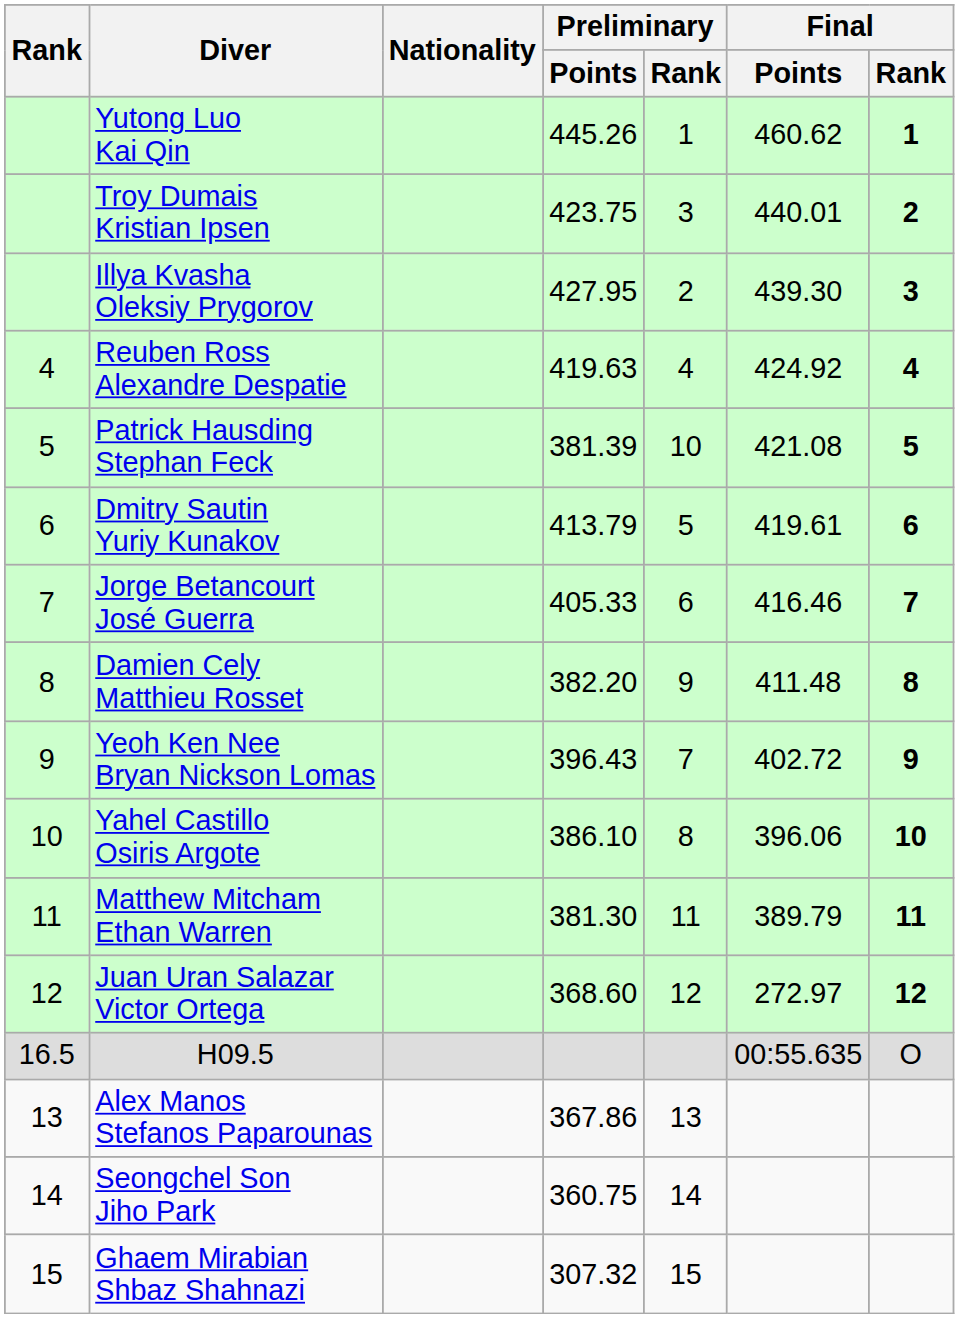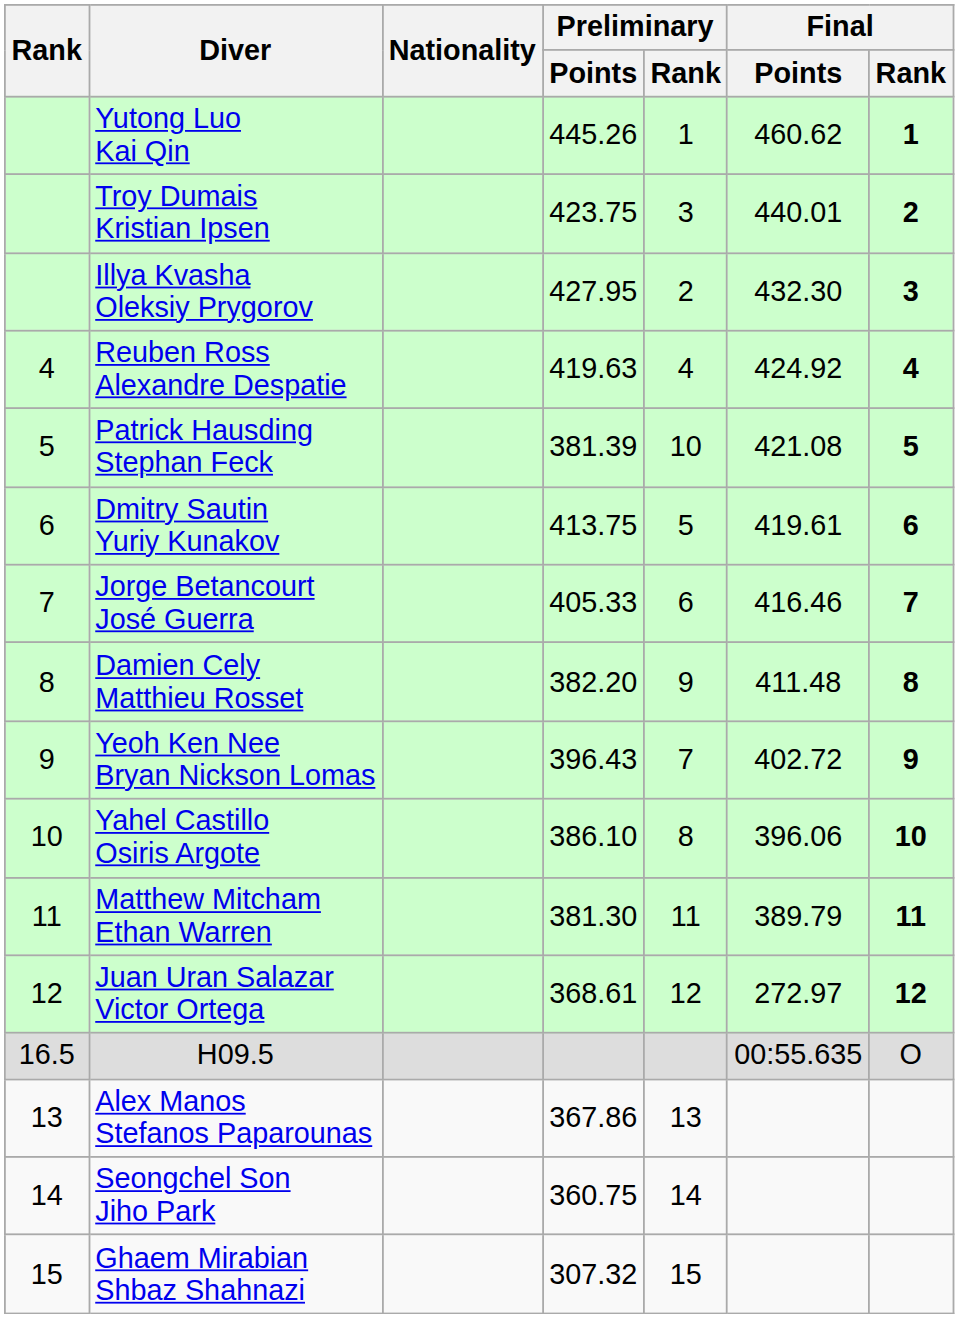(798, 291) 439.30 -> (798, 291) 432.30
(593, 525) 413.79 -> (593, 525) 413.75
(593, 993) 368.60 -> (593, 993) 368.61
